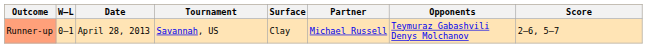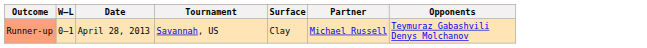- column: (579, 11)
